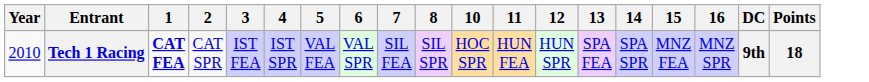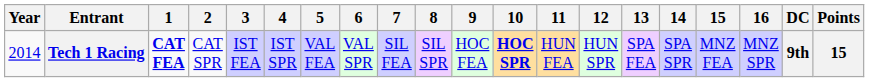+ column: (472, 17)
(24, 53) 2010 -> (24, 53) 2014
(472, 53) normal -> (515, 53) bold
(794, 53) 18 -> (839, 53) 15
